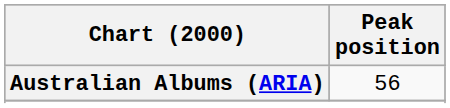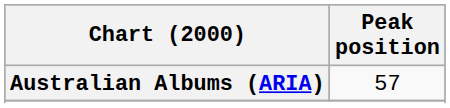(387, 83) 56 -> (387, 83) 57
